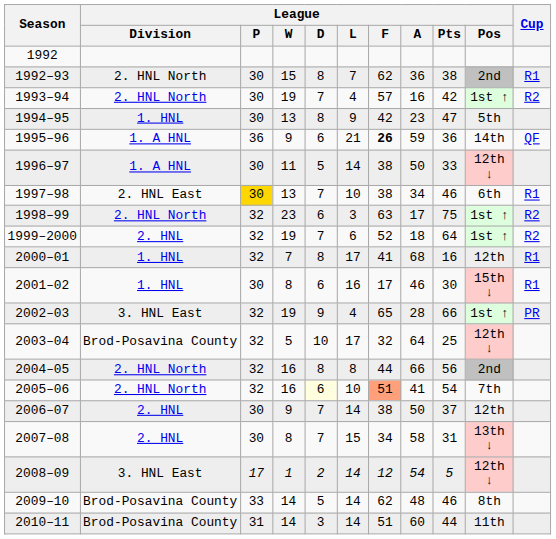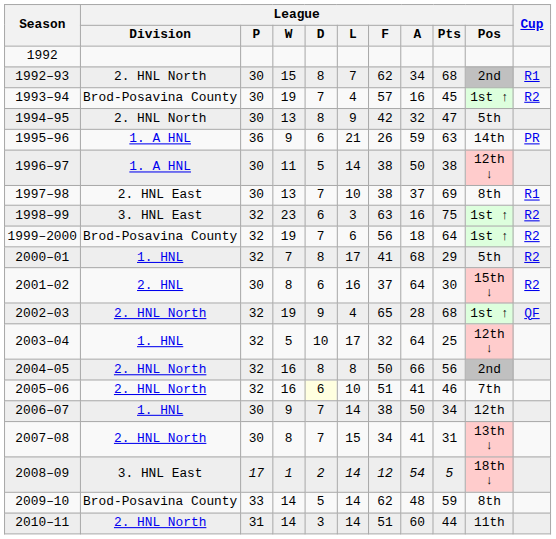(417, 77) 36 -> (417, 77) 34
(449, 77) 38 -> (449, 77) 68
(160, 98) 2. HNL North -> (160, 98) Brod-Posavina County
(449, 98) 42 -> (449, 98) 45
(160, 119) 1. HNL -> (160, 119) 2. HNL North
(417, 119) 23 -> (417, 119) 32
(385, 140) bold -> (385, 140) normal
(449, 140) 36 -> (449, 140) 63
(532, 140) QF -> (532, 140) PR
(449, 168) 33 -> (449, 168) 38
(256, 196) gold background -> (256, 196) no background
(417, 196) 34 -> (417, 196) 37
(449, 196) 46 -> (449, 196) 69
(489, 196) 6th -> (489, 196) 8th
(160, 216) 2. HNL North -> (160, 216) 3. HNL East
(417, 216) 17 -> (417, 216) 16
(160, 237) 2. HNL -> (160, 237) Brod-Posavina County
(385, 237) 52 -> (385, 237) 56
(449, 258) 16 -> (449, 258) 29
(489, 258) 12th -> (489, 258) 5th
(532, 258) R1 -> (532, 258) R2
(160, 286) 1. HNL -> (160, 286) 2. HNL
(385, 286) 17 -> (385, 286) 37
(417, 286) 46 -> (417, 286) 64
(532, 286) R1 -> (532, 286) R2
(160, 314) 3. HNL East -> (160, 314) 2. HNL North
(449, 314) 66 -> (449, 314) 68
(532, 314) PR -> (532, 314) QF
(160, 342) Brod-Posavina County -> (160, 342) 1. HNL
(385, 370) 44 -> (385, 370) 50
(385, 391) lightsalmon background -> (385, 391) no background
(449, 391) 54 -> (449, 391) 46
(160, 411) 2. HNL -> (160, 411) 1. HNL
(449, 411) 37 -> (449, 411) 34
(160, 439) 2. HNL -> (160, 439) 2. HNL North
(417, 439) 58 -> (417, 439) 41
(489, 475) 12th ↓ -> (489, 475) 18th ↓
(449, 503) 46 -> (449, 503) 59
(160, 523) Brod-Posavina County -> (160, 523) 2. HNL North
